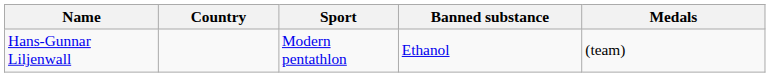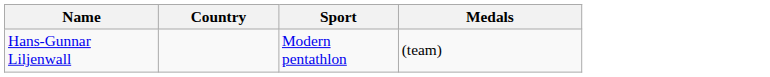- column: (490, 16)
